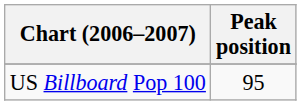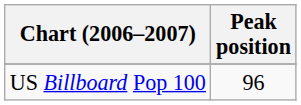(253, 81) 95 -> (253, 81) 96
